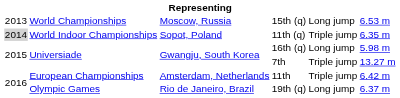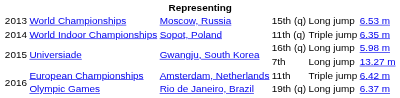(16, 34) lightgrey background -> (16, 34) no background
(333, 62) Triple jump -> (332, 62) Long jump
